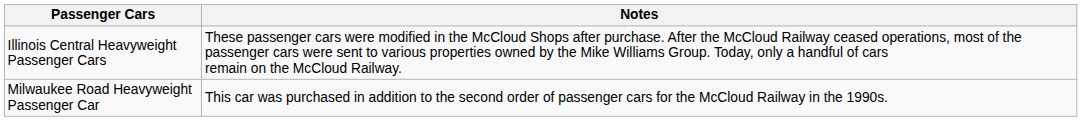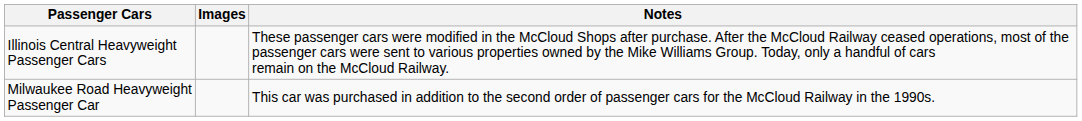+ column: (222, 15)
